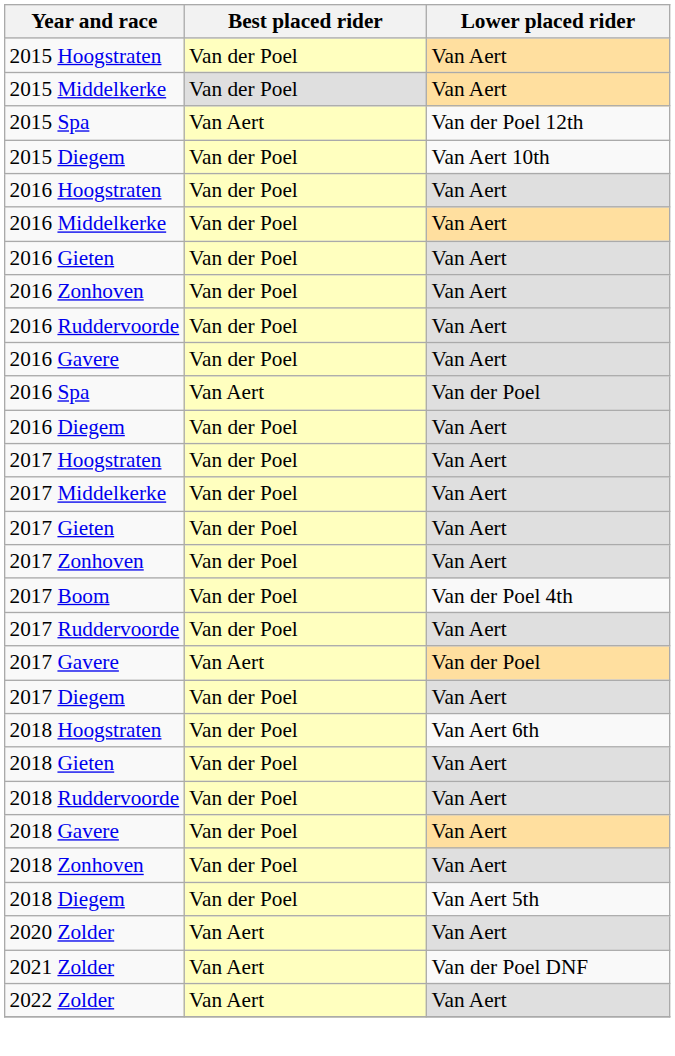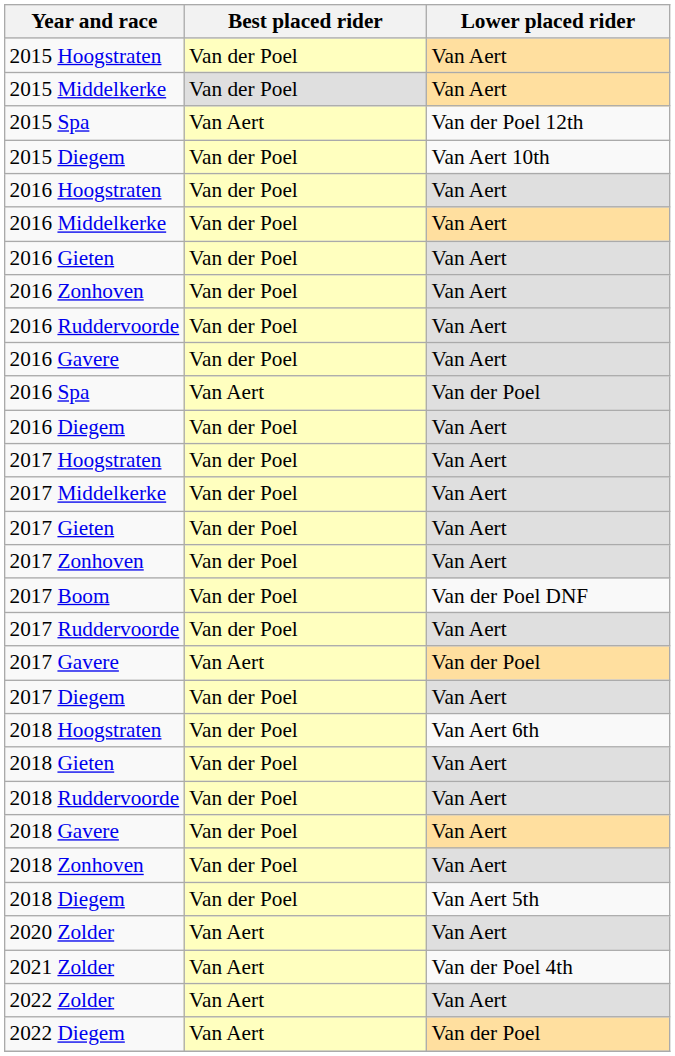(502, 595) Van der Poel 4th -> (510, 595) Van der Poel DNF
(510, 966) Van der Poel DNF -> (502, 966) Van der Poel 4th
+ row: (67, 1033)
